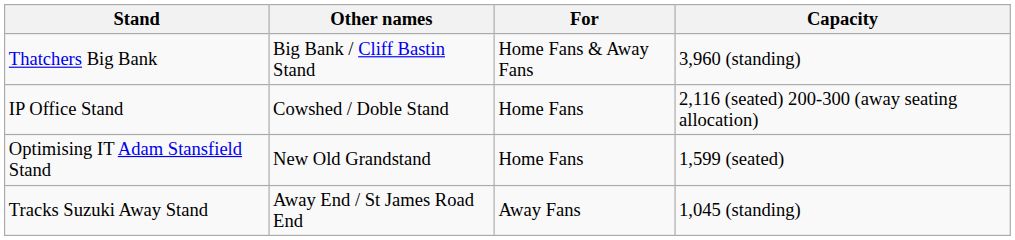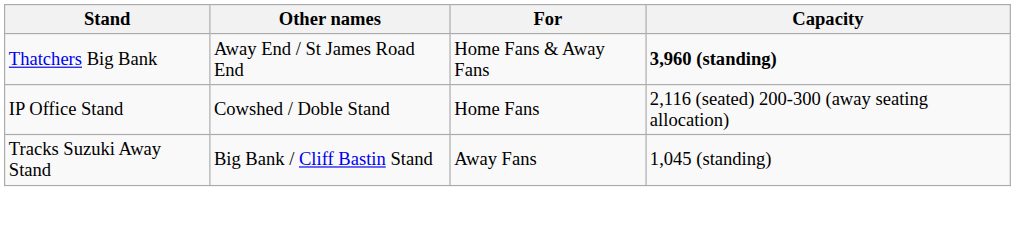(359, 59) Big Bank / Cliff Bastin Stand -> (314, 59) Away End / St James Road End
(740, 59) normal -> (713, 59) bold
- row: (125, 159)
(374, 210) Away End / St James Road End -> (323, 159) Big Bank / Cliff Bastin Stand
